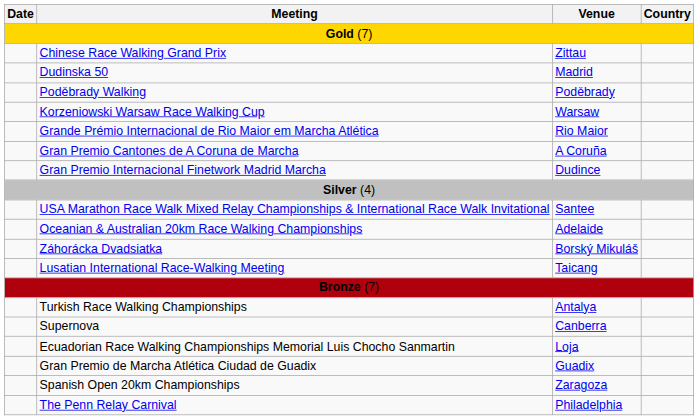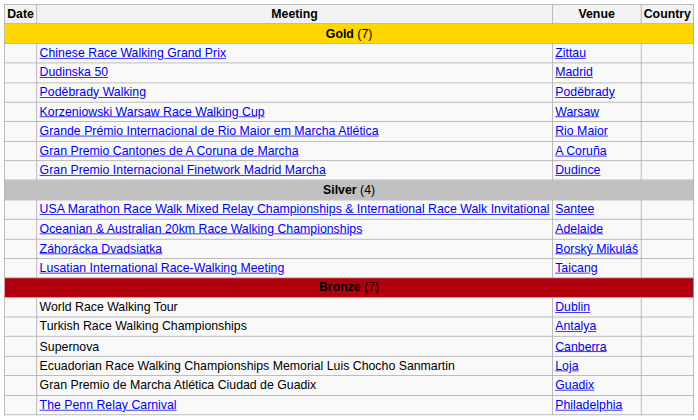+ row: (109, 307)
- row: (140, 385)
